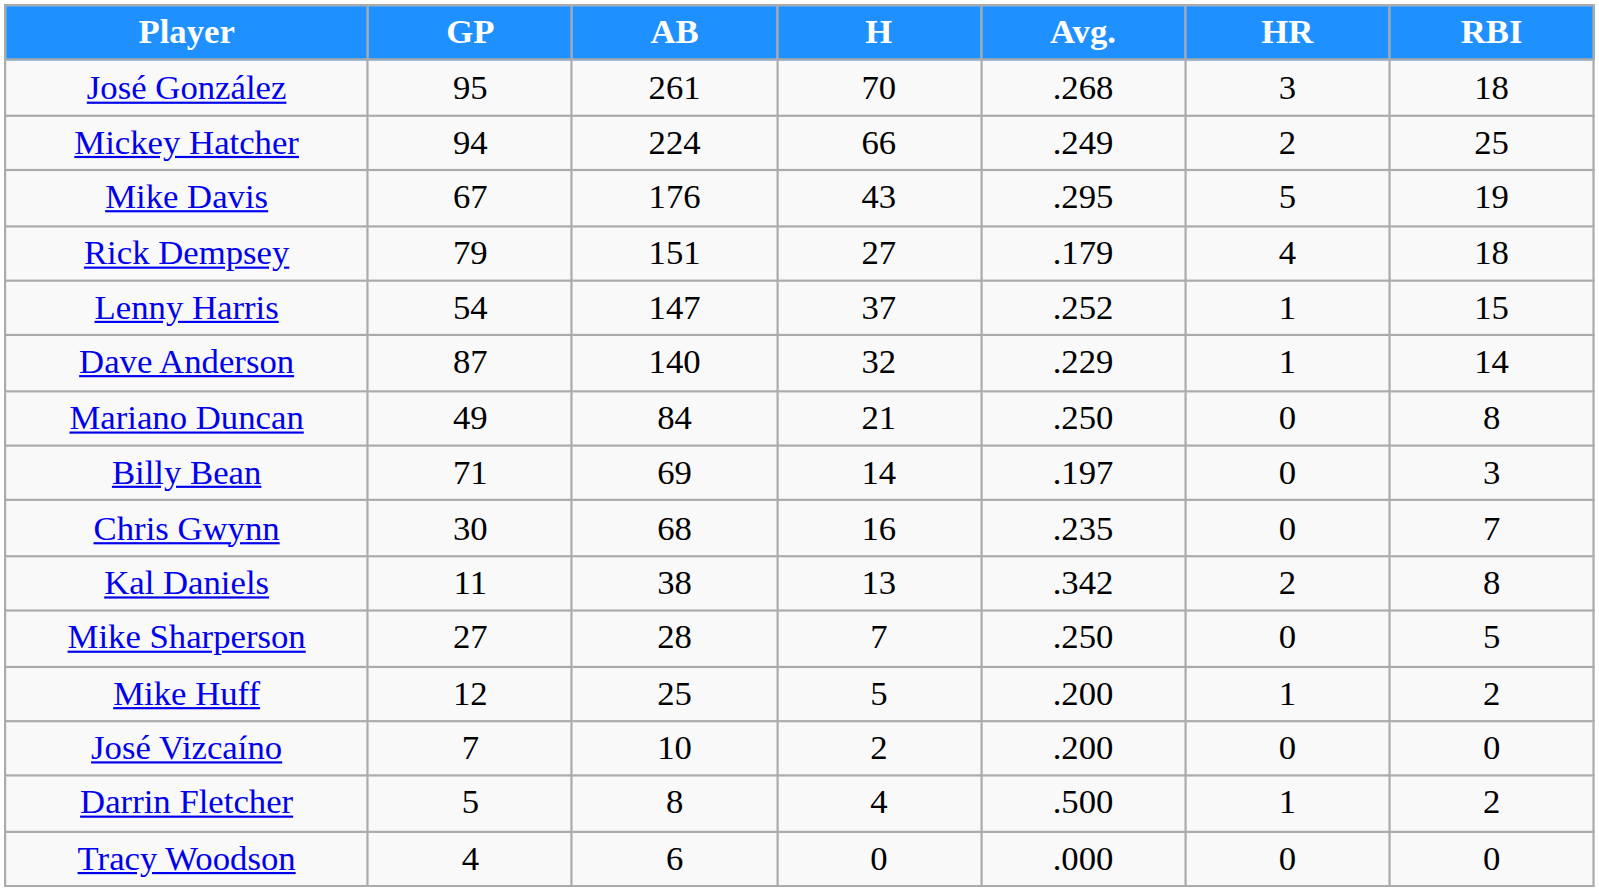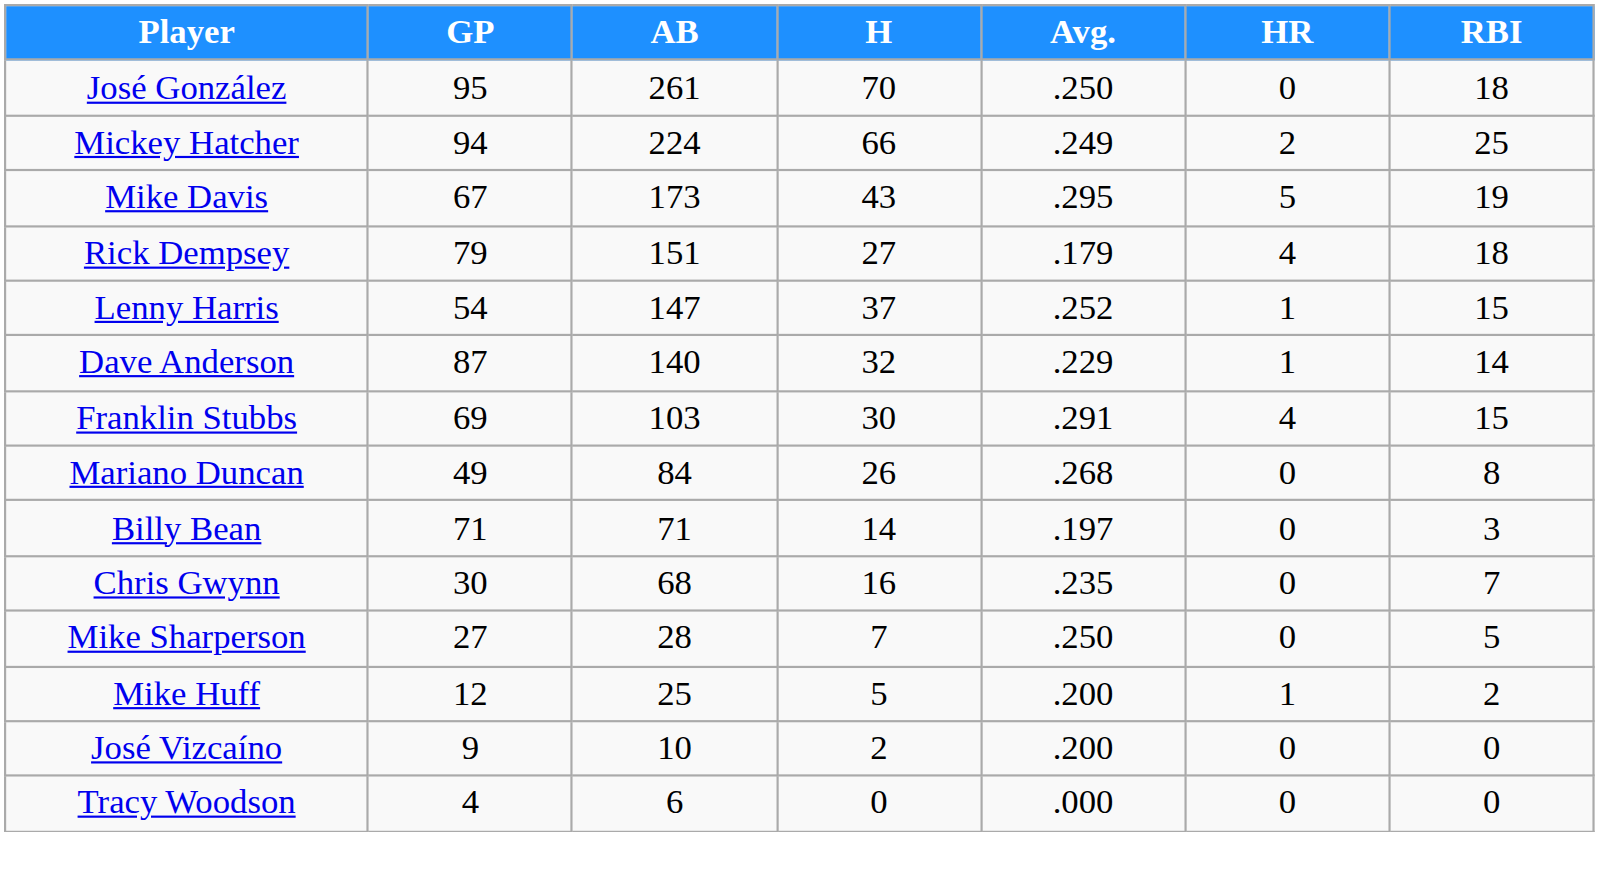(1083, 87) .268 -> (1083, 87) .250
(1287, 87) 3 -> (1287, 87) 0
(675, 197) 176 -> (675, 197) 173
+ row: (187, 417)
(879, 417) 21 -> (879, 472) 26
(1083, 417) .250 -> (1083, 472) .268
(675, 472) 69 -> (675, 527) 71
- row: (187, 582)
(470, 747) 7 -> (470, 747) 9
- row: (187, 802)
